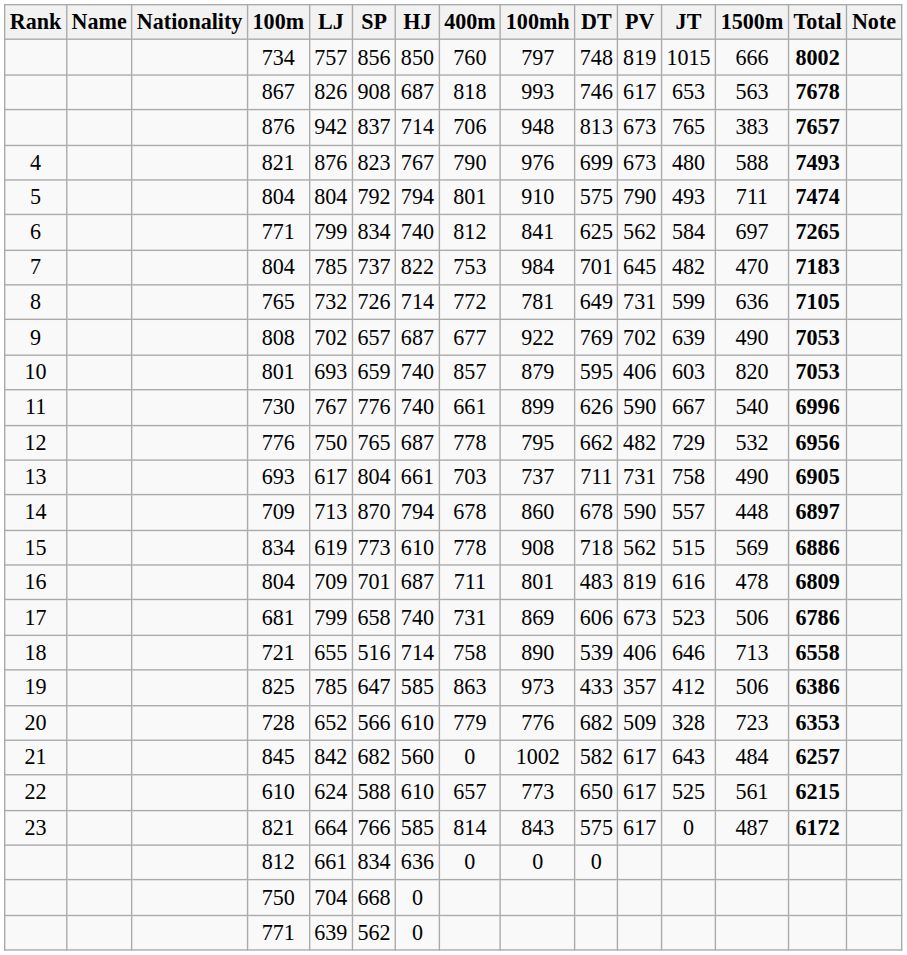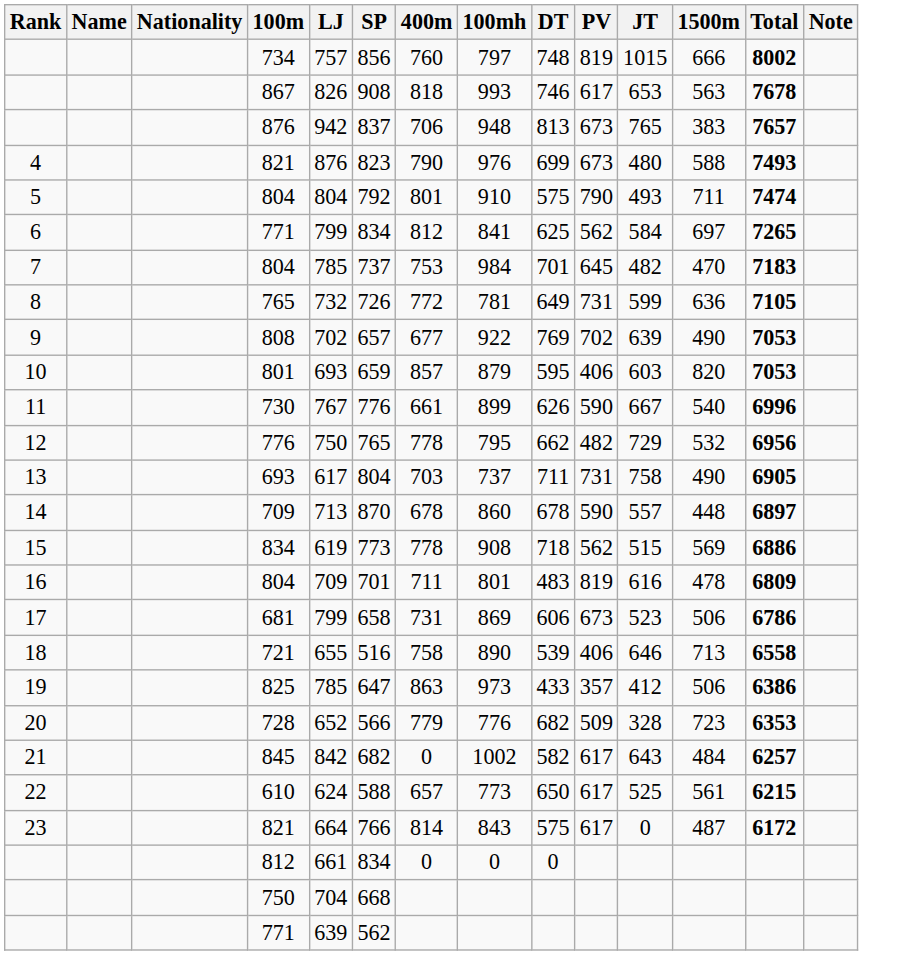- column: (417, 22)
